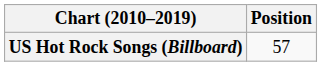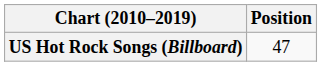(281, 46) 57 -> (281, 46) 47
